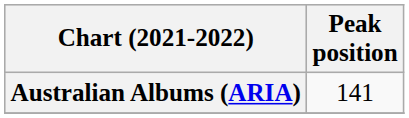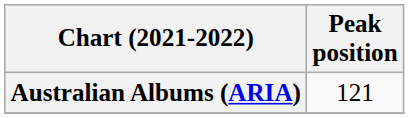(355, 92) 141 -> (355, 92) 121
